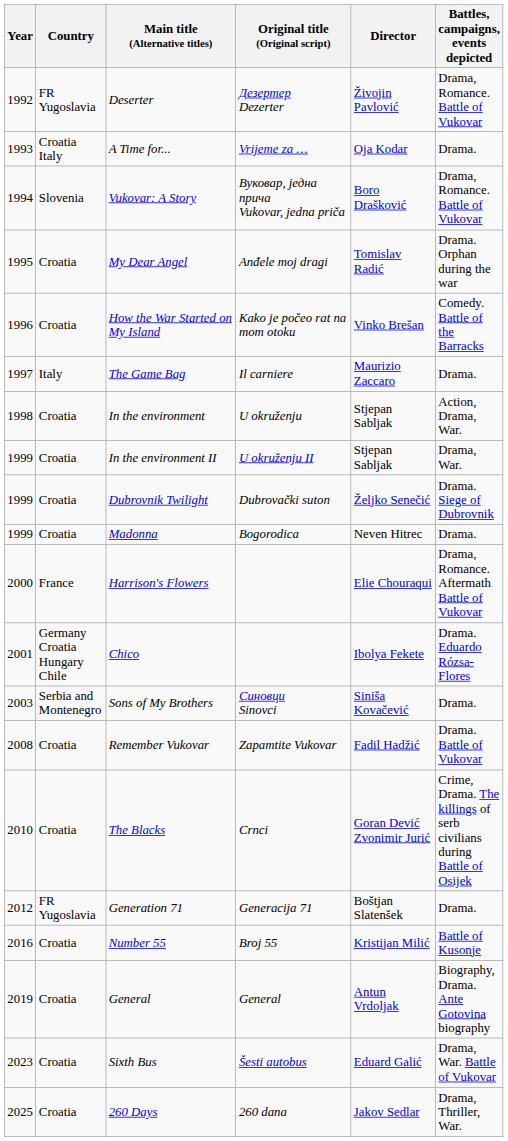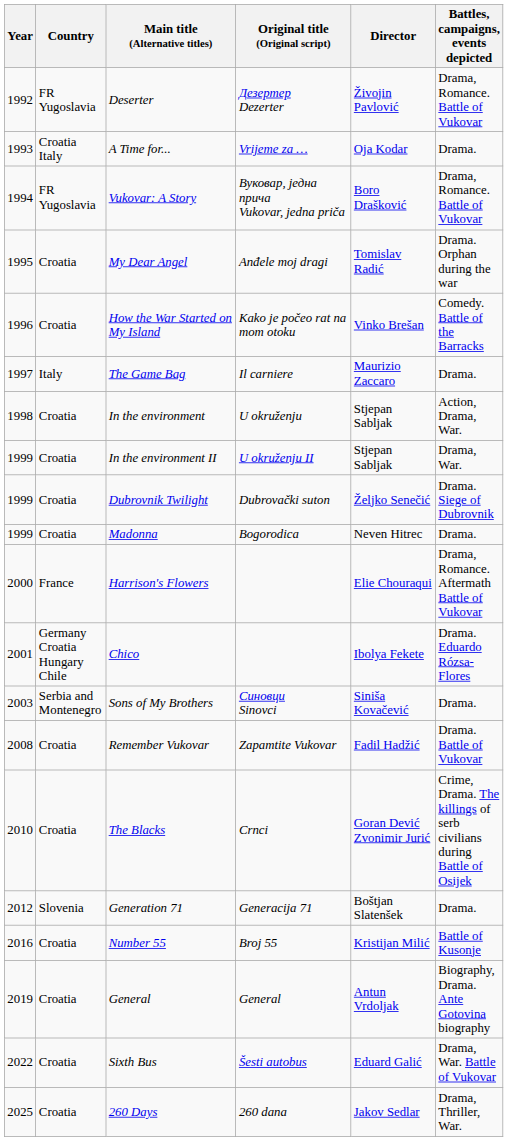(61, 197) Slovenia -> (67, 197) FR Yugoslavia
(67, 908) FR Yugoslavia -> (61, 908) Slovenia
(20, 1062) 2023 -> (20, 1062) 2022
